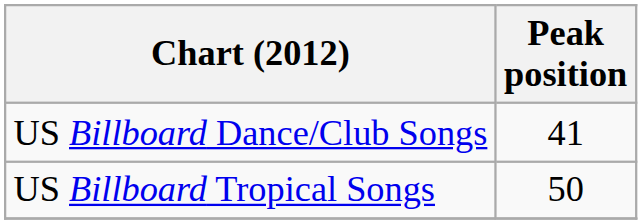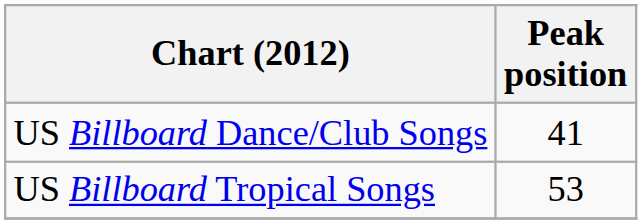(566, 189) 50 -> (566, 189) 53
